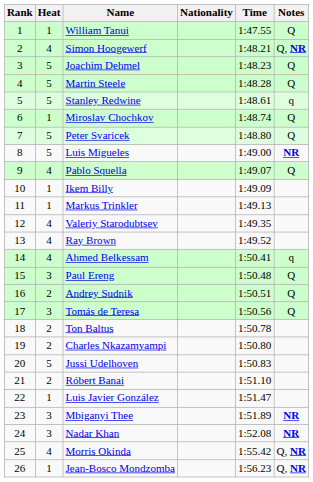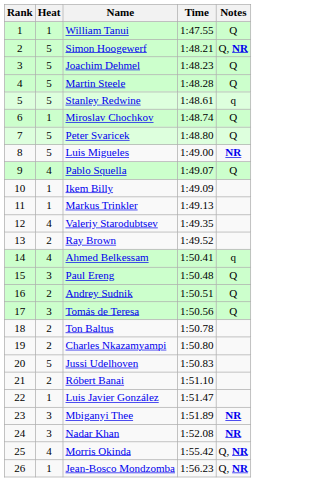- column: (206, 13)
(49, 48) 4 -> (49, 48) 5
(49, 240) 4 -> (49, 240) 2
